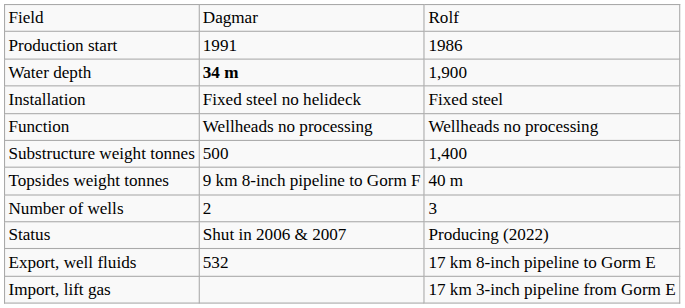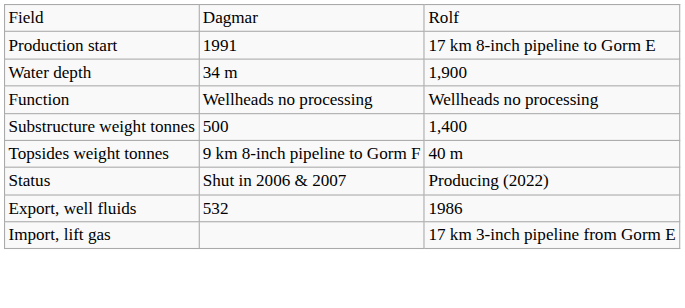(446, 45) 1986 -> (542, 45) 17 km 8-inch pipeline to Gorm E
(221, 72) bold -> (220, 72) normal
- row: (47, 99)
- row: (66, 208)
(542, 262) 17 km 8-inch pipeline to Gorm E -> (446, 208) 1986
